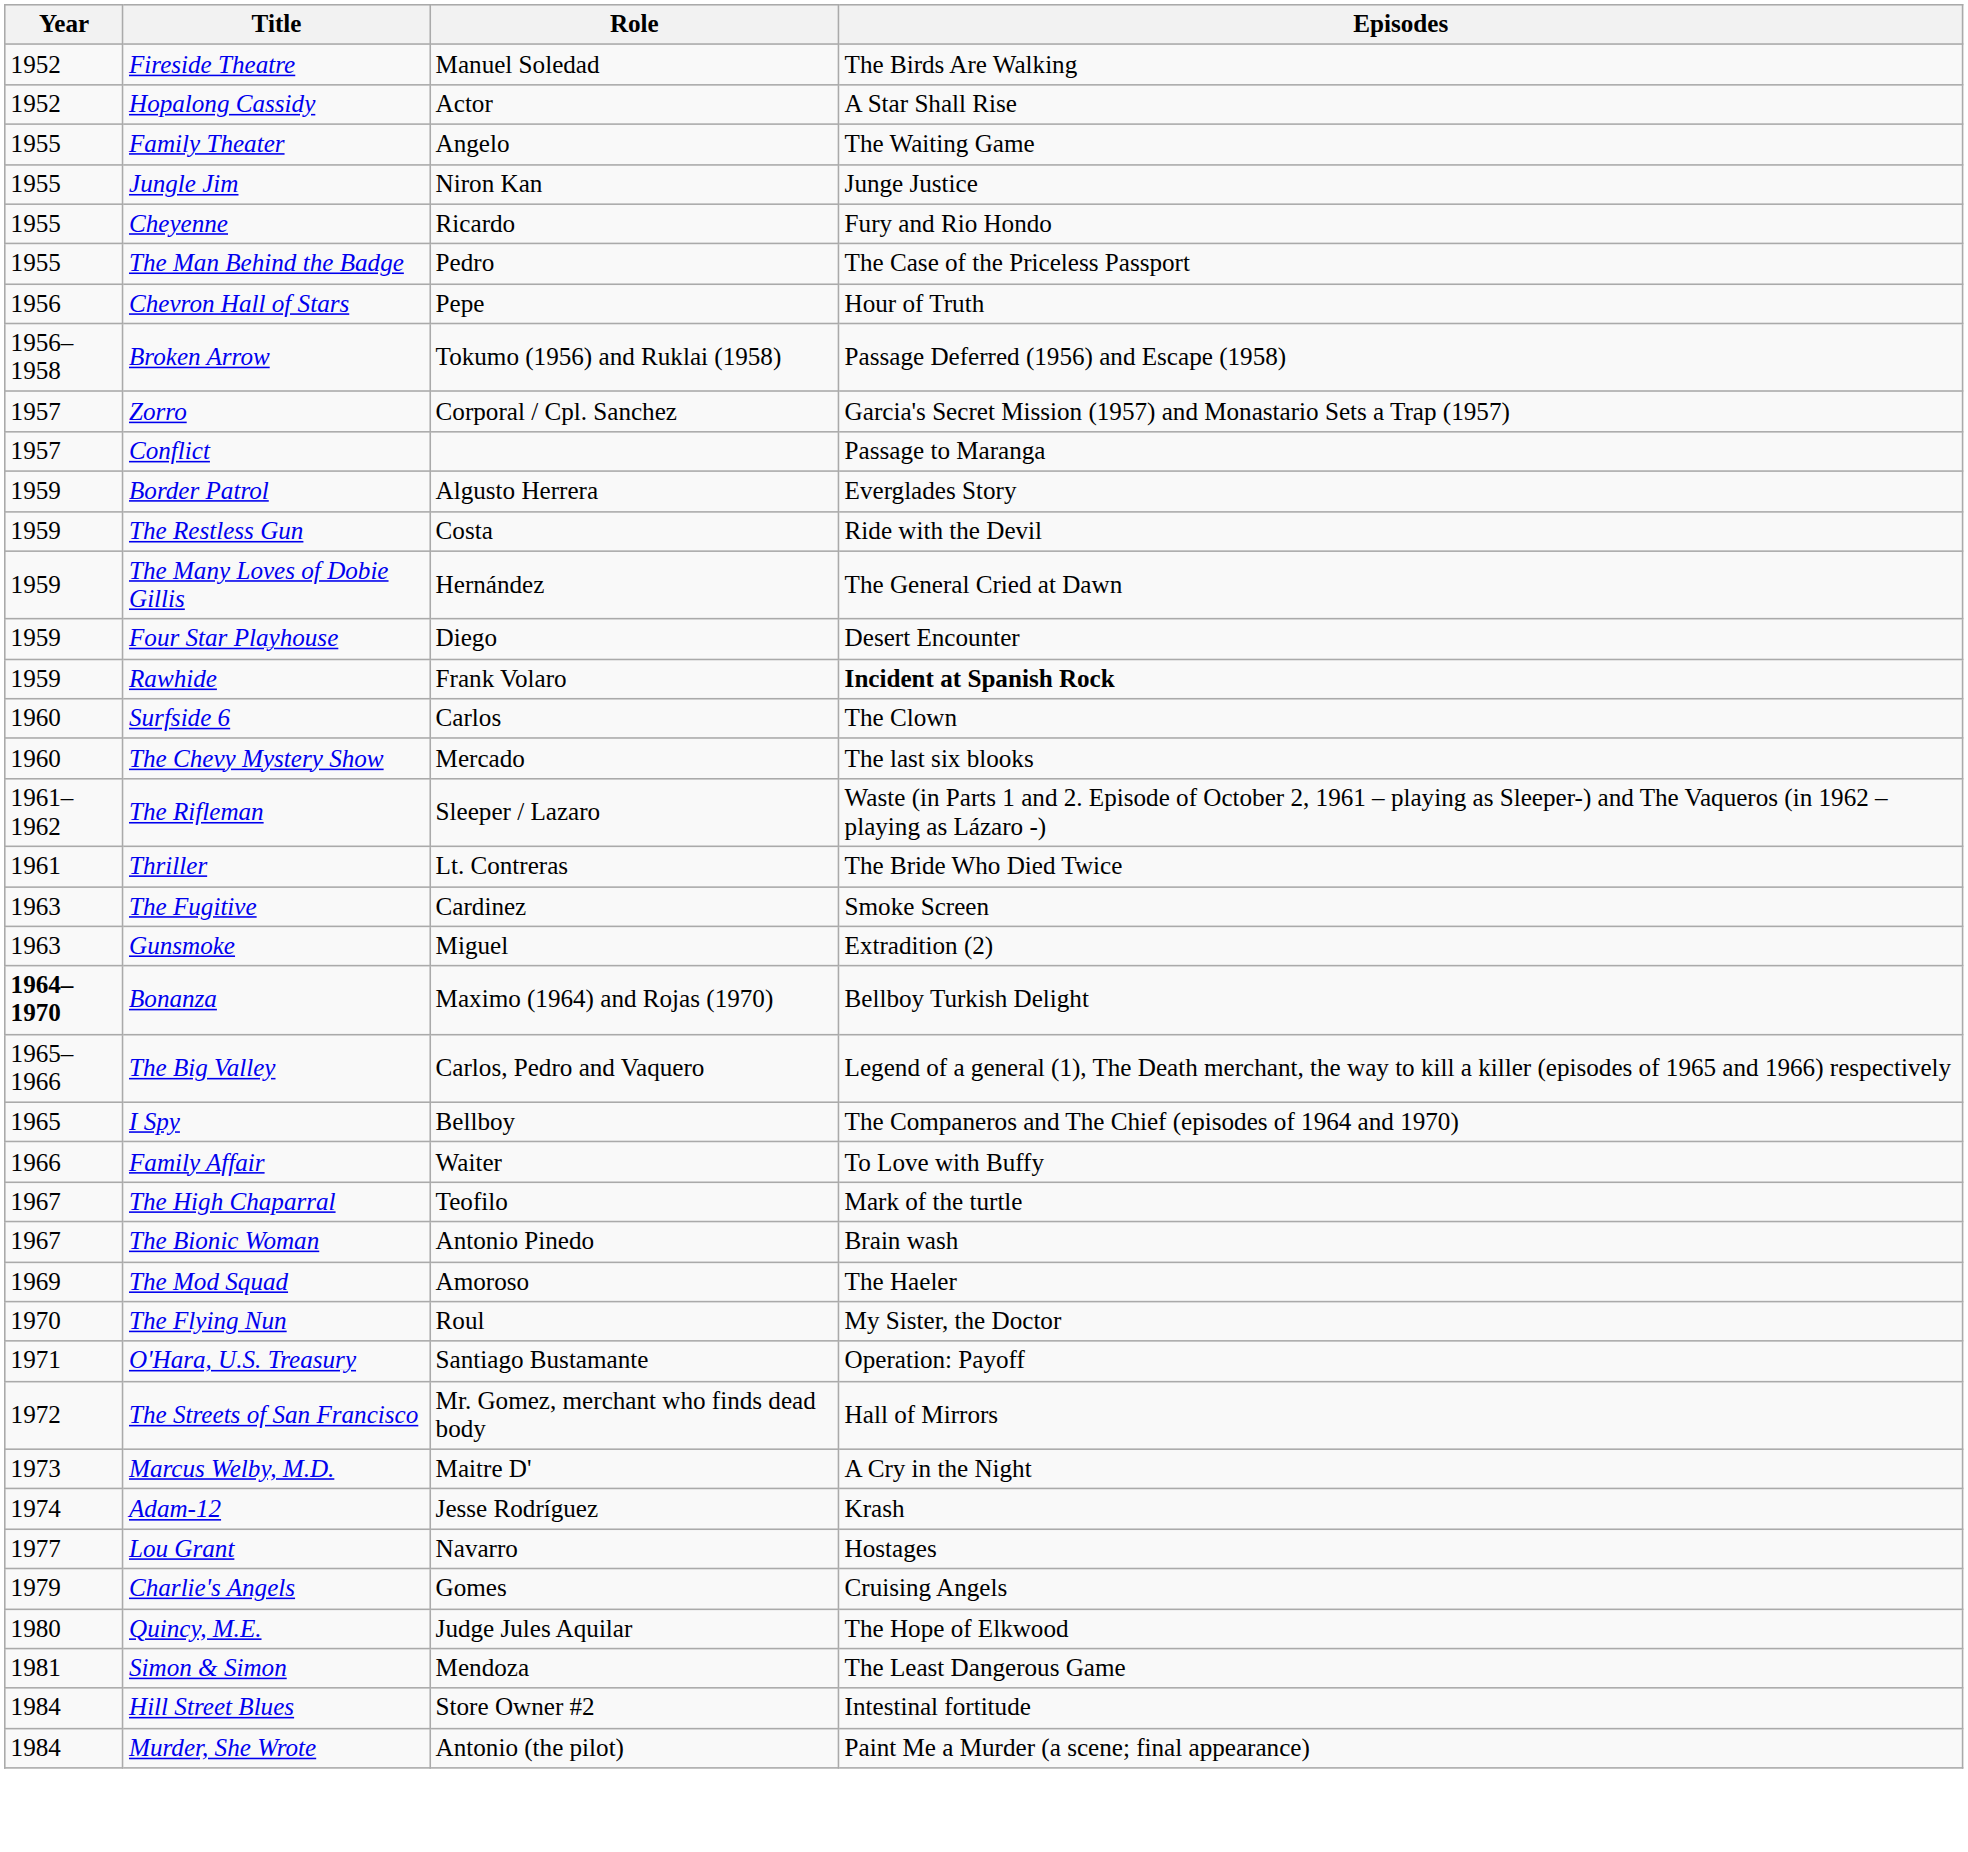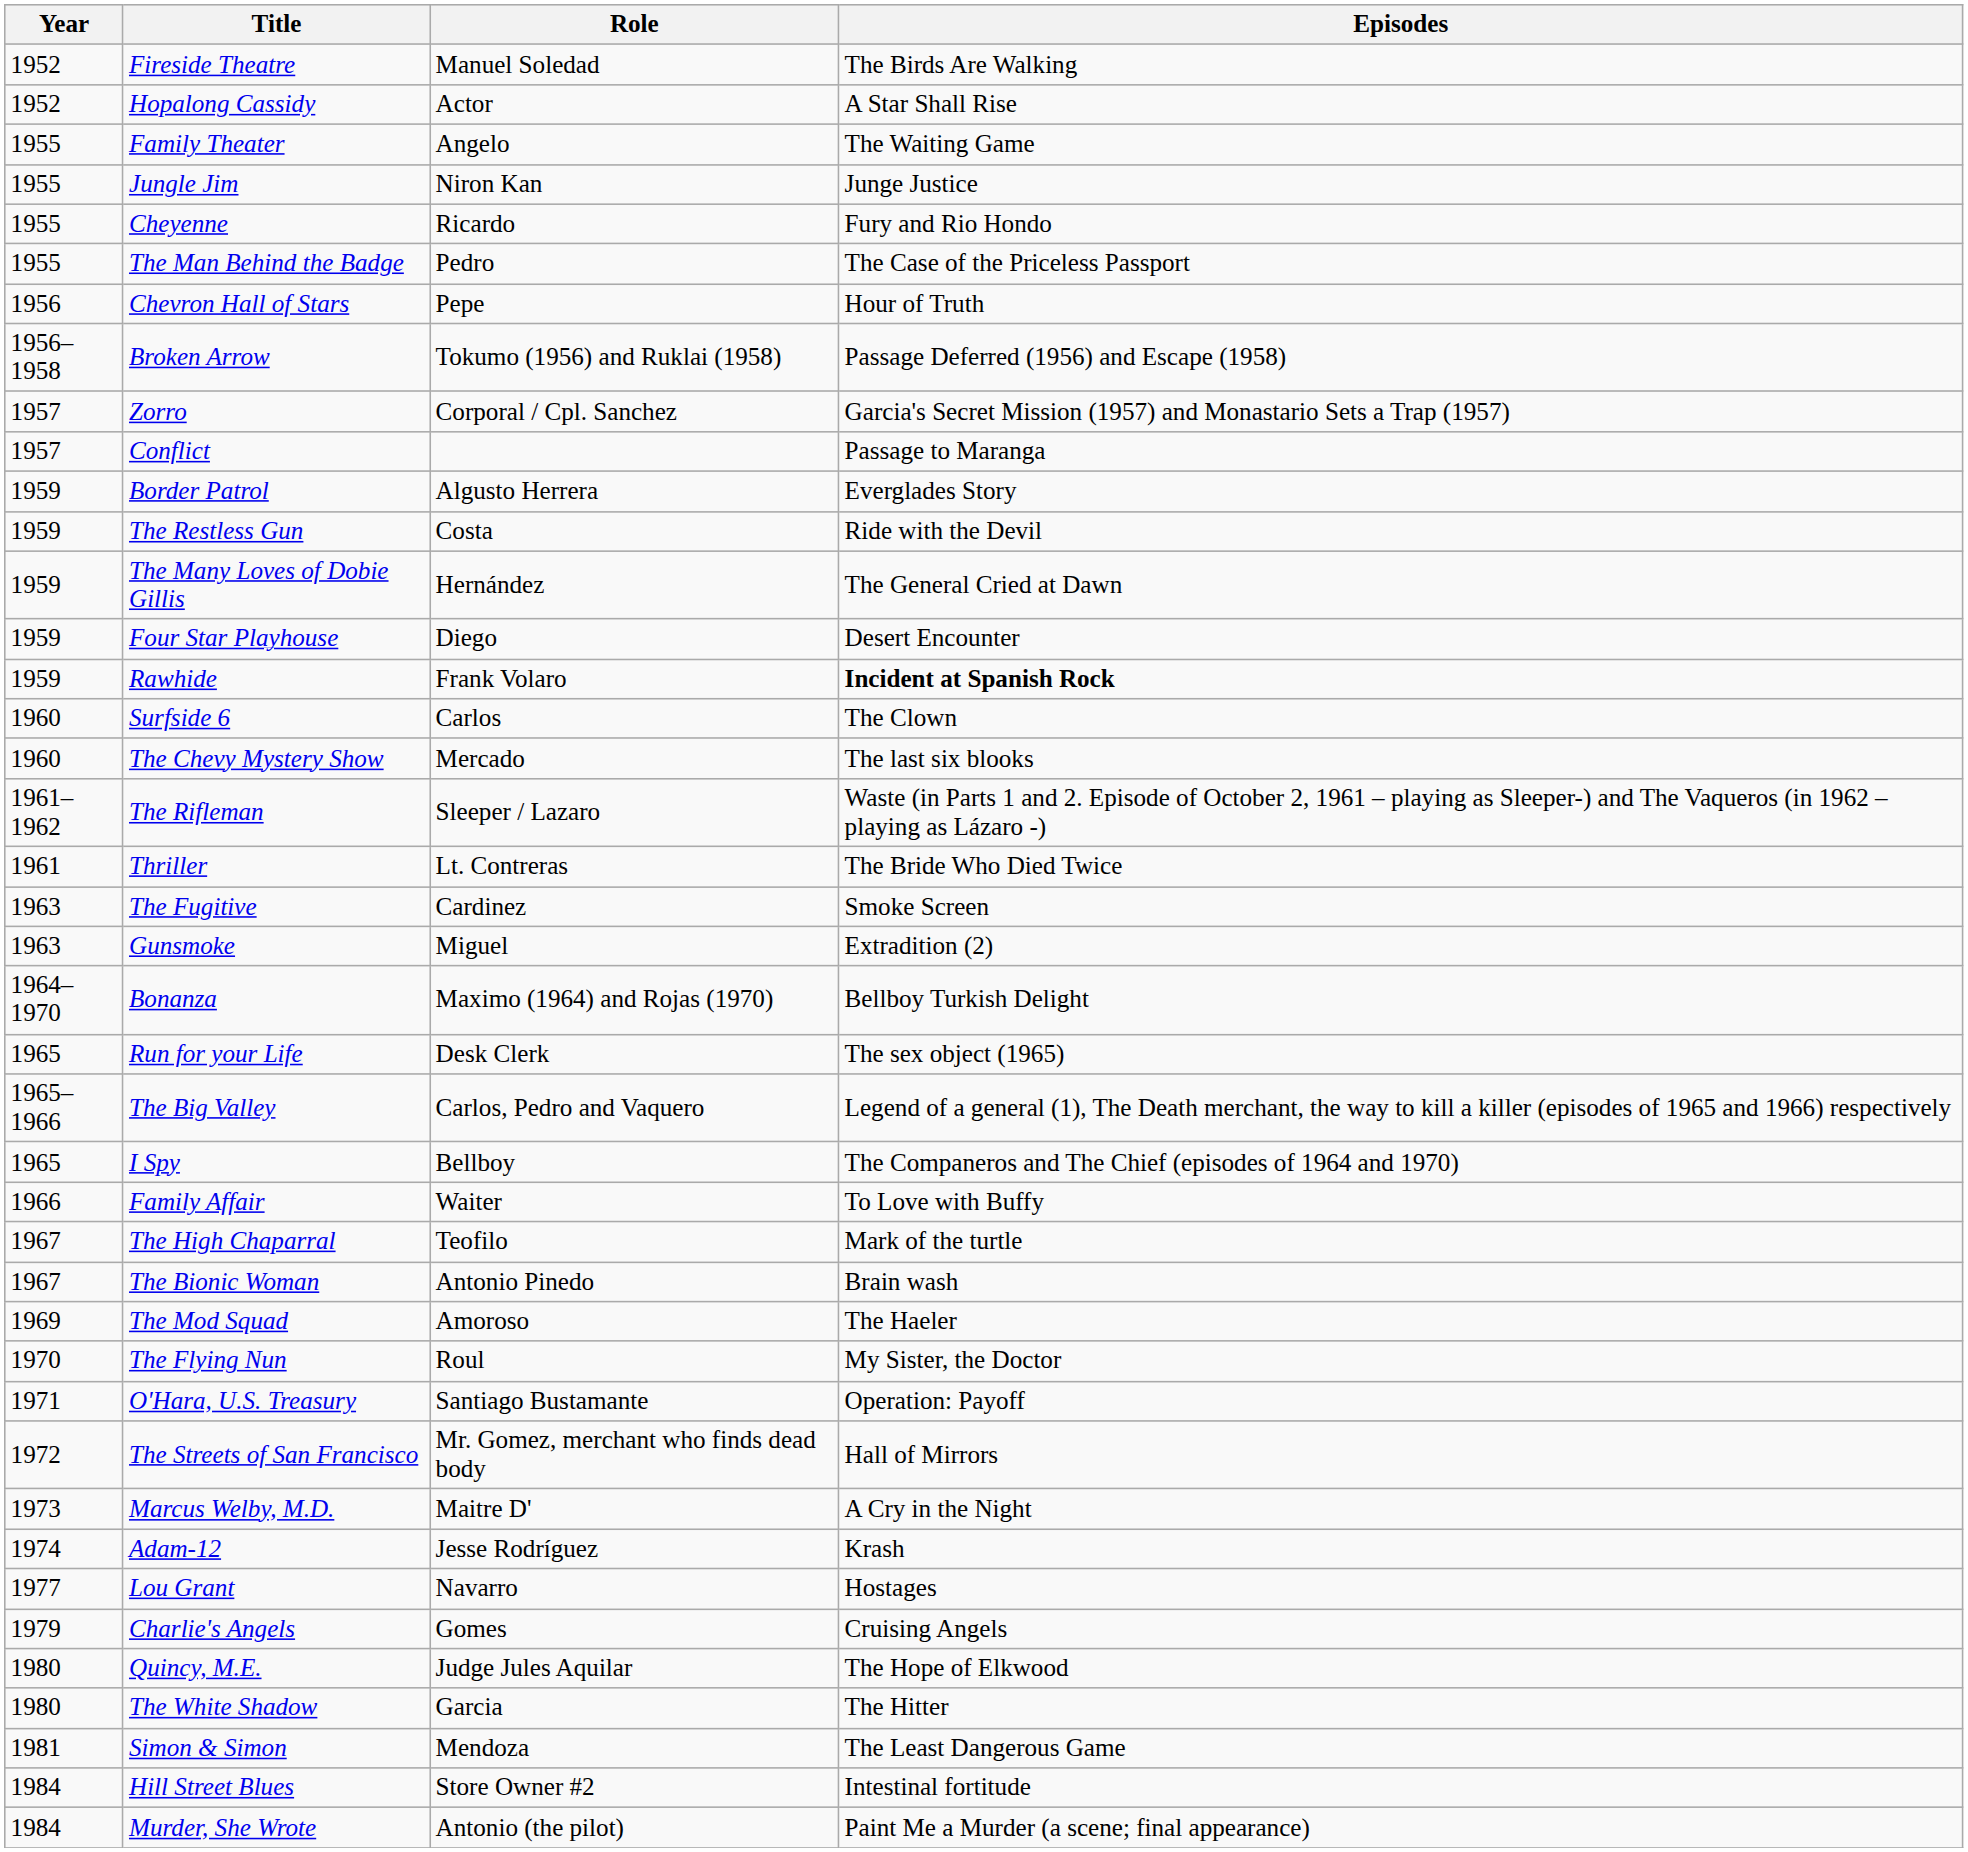(42, 999) bold -> (42, 999) normal
+ row: (216, 1053)
+ row: (223, 1707)
